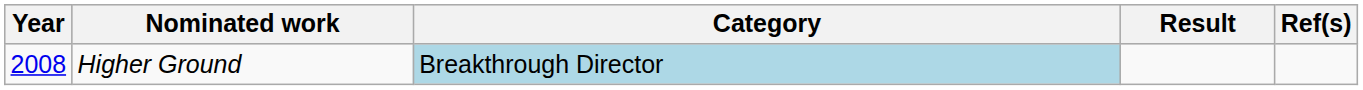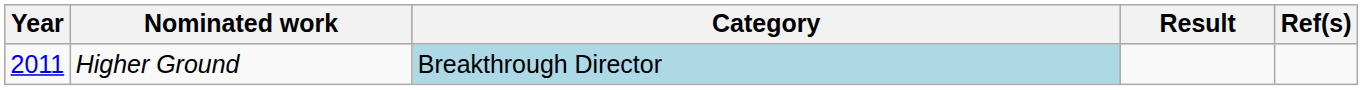(38, 63) 2008 -> (37, 63) 2011
